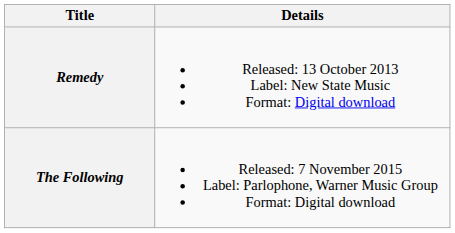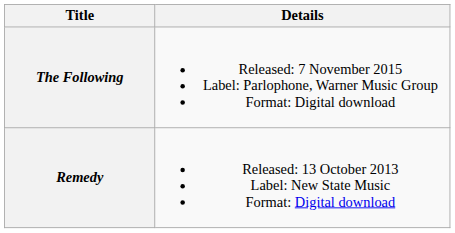rows swapped: (80, 77) <-> (80, 177)
